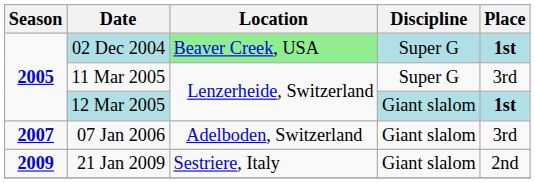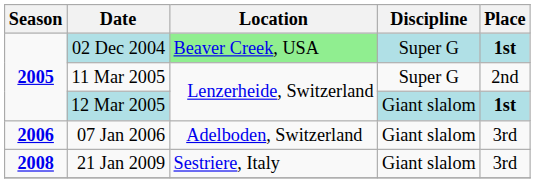(505, 76) 3rd -> (505, 76) 2nd
(36, 134) 2007 -> (36, 134) 2006
(36, 163) 2009 -> (36, 163) 2008
(505, 163) 2nd -> (505, 163) 3rd
